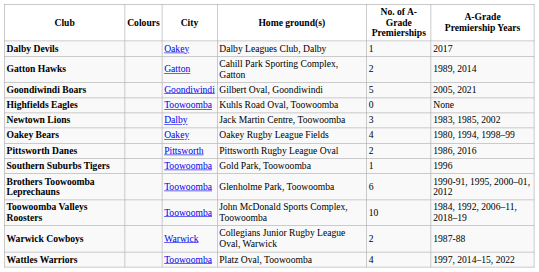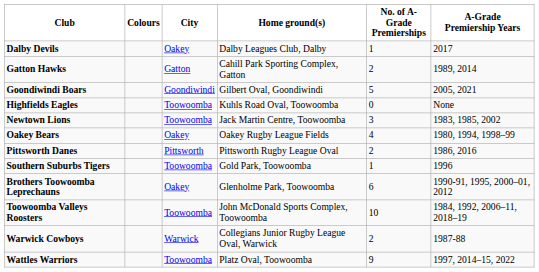(176, 120) Dalby -> (188, 120) Toowoomba
(188, 186) Toowoomba -> (177, 186) Oakey
(371, 259) 4 -> (371, 259) 9
